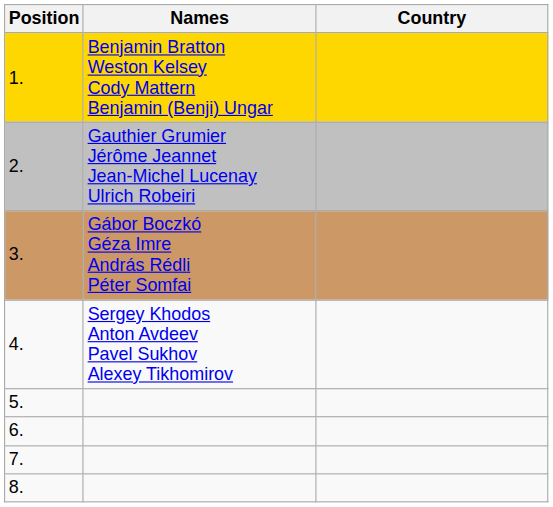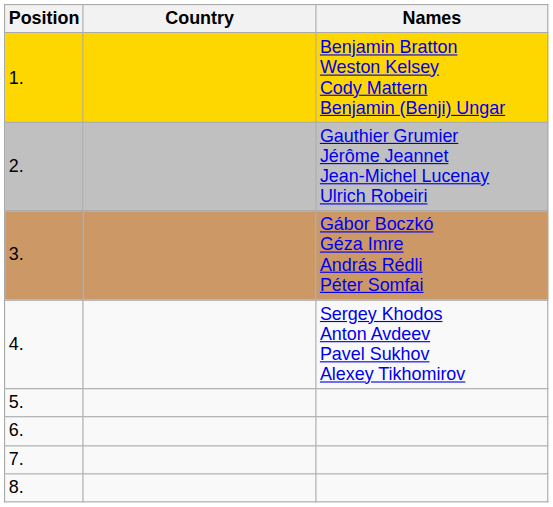columns swapped: (432, 18) <-> (200, 18)
